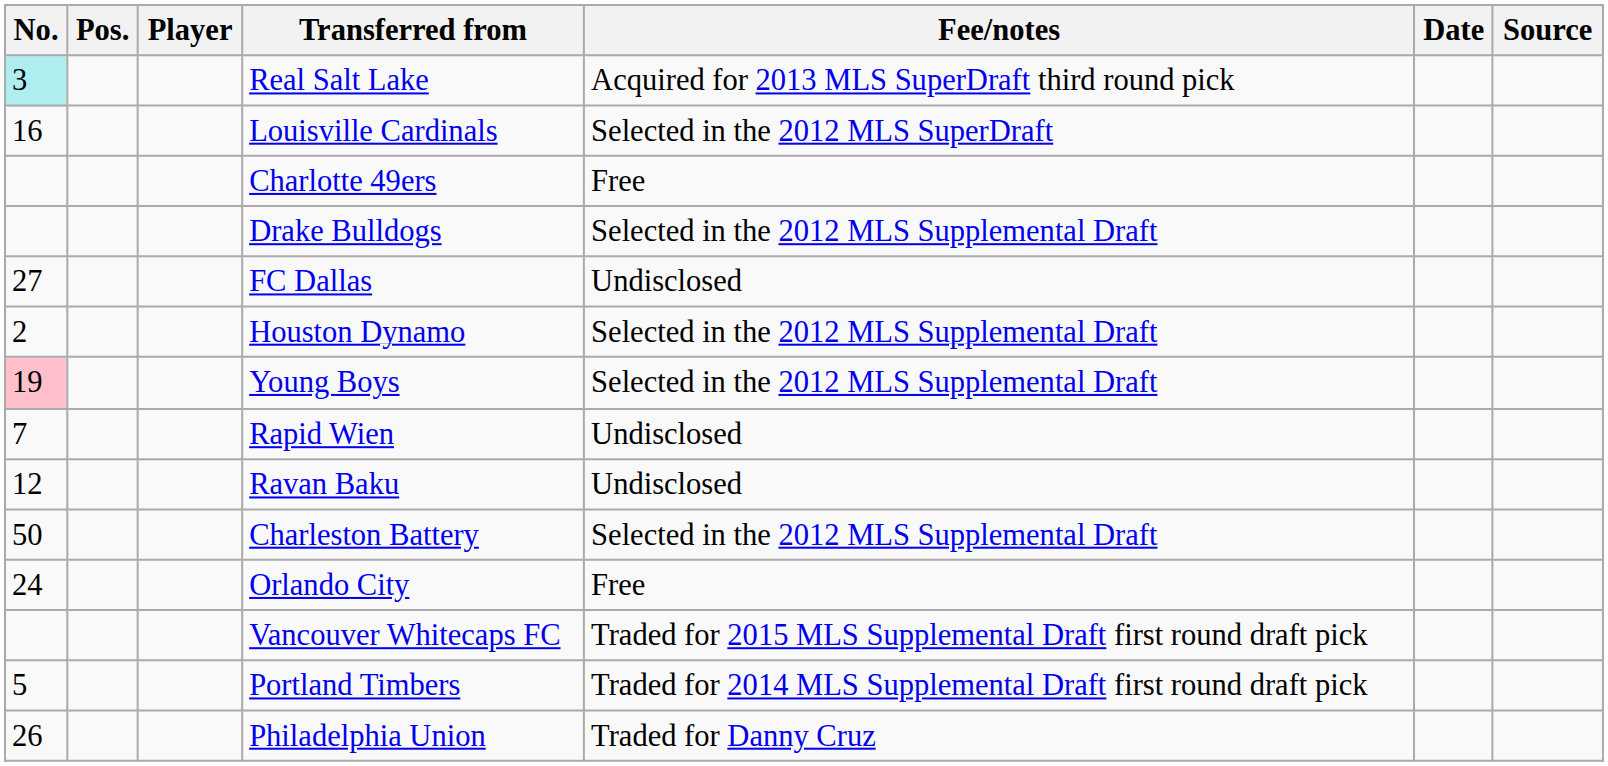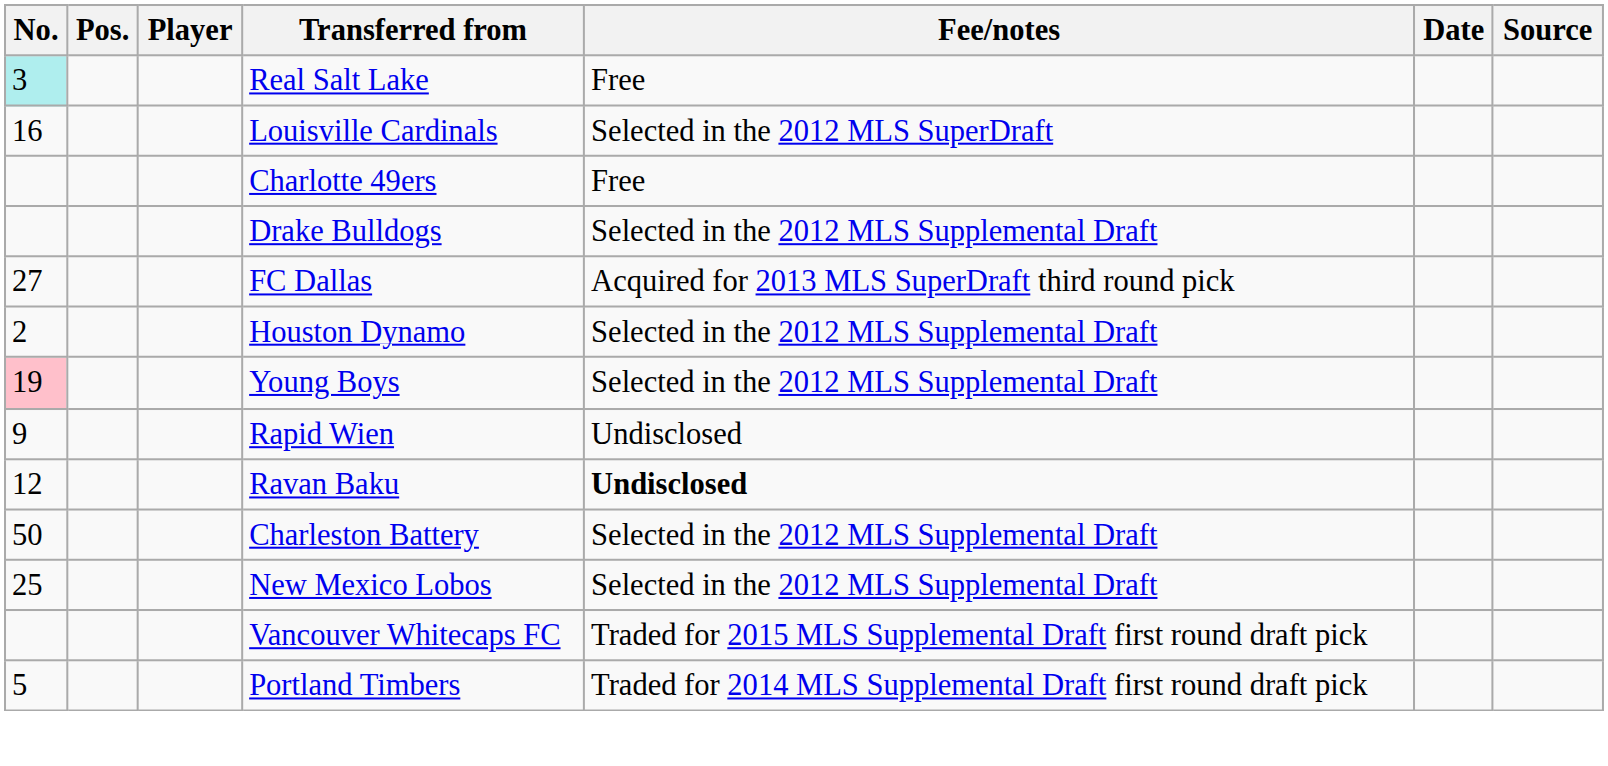(913, 80) Acquired for 2013 MLS SuperDraft third round pick -> (618, 80) Free
(667, 281) Undisclosed -> (913, 281) Acquired for 2013 MLS SuperDraft third round pick
(20, 432) 7 -> (20, 432) 9
(667, 483) normal -> (669, 483) bold
+ row: (370, 584)
- row: (329, 584)
- row: (367, 735)
